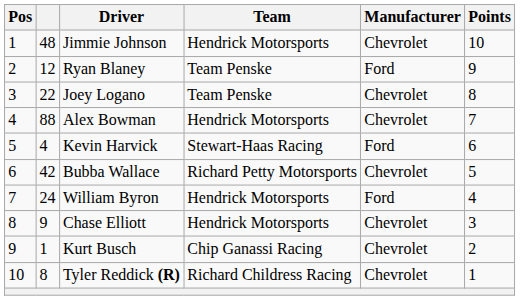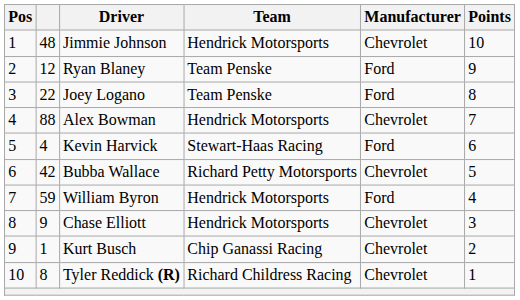(396, 94) Chevrolet -> (379, 94) Ford
(48, 197) 24 -> (48, 197) 59
